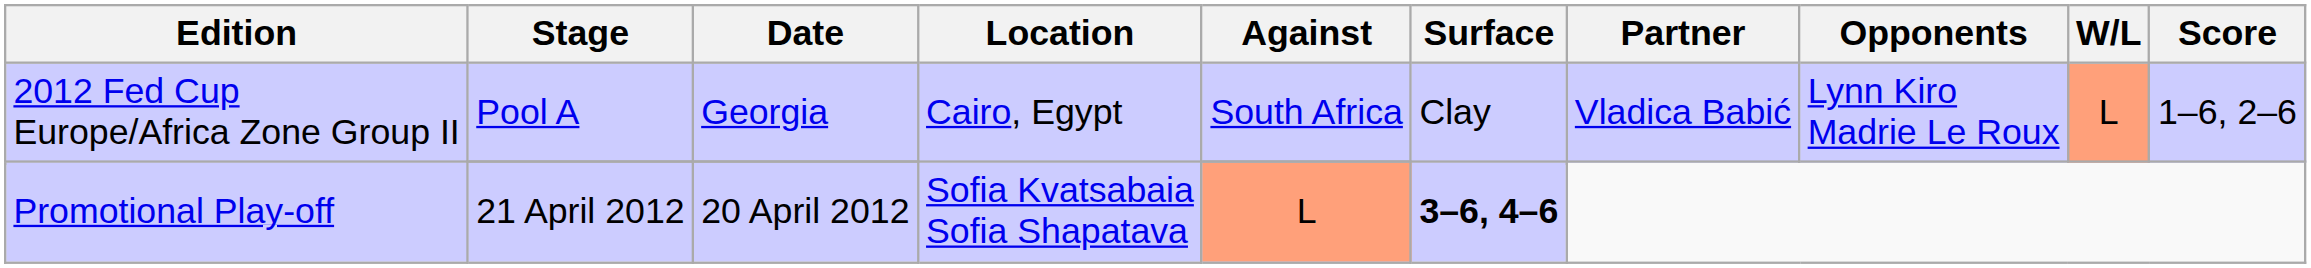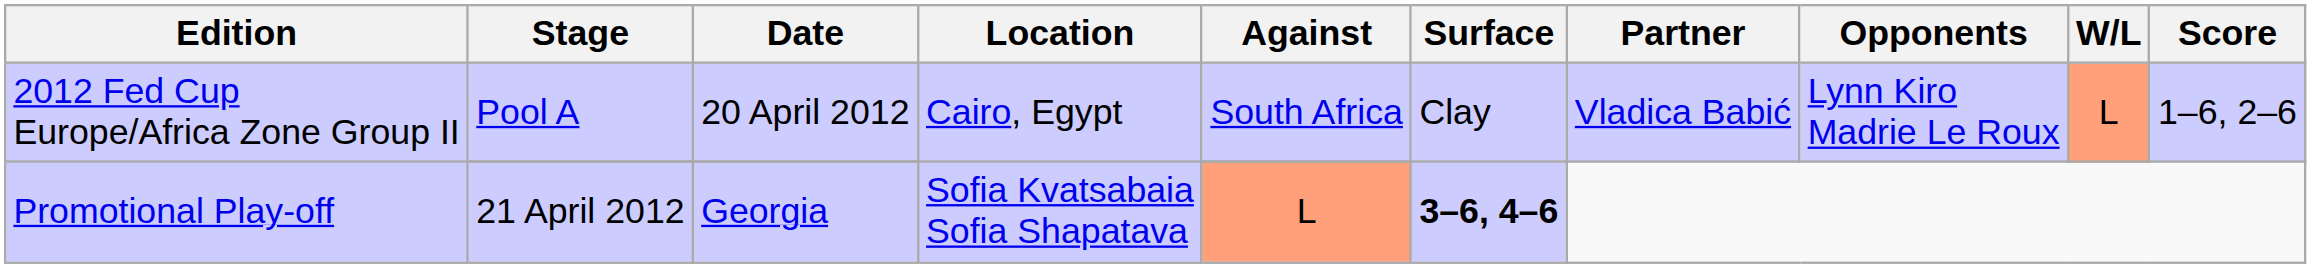(765, 111) Georgia -> (805, 111) 20 April 2012
(805, 210) 20 April 2012 -> (765, 210) Georgia
